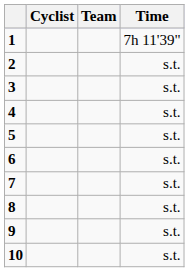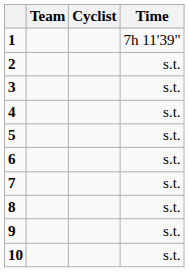columns swapped: (52, 16) <-> (99, 16)
